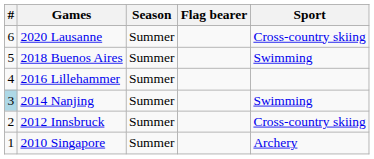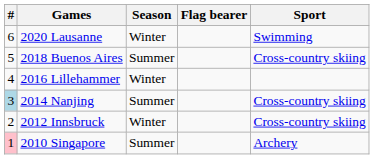(152, 36) Summer -> (147, 36) Winter
(310, 36) Cross-country skiing -> (283, 36) Swimming
(283, 57) Swimming -> (310, 57) Cross-country skiing
(152, 79) Summer -> (147, 79) Winter
(283, 100) Swimming -> (310, 100) Cross-country skiing
(152, 121) Summer -> (147, 121) Winter
(11, 143) no background -> (11, 143) pink background
